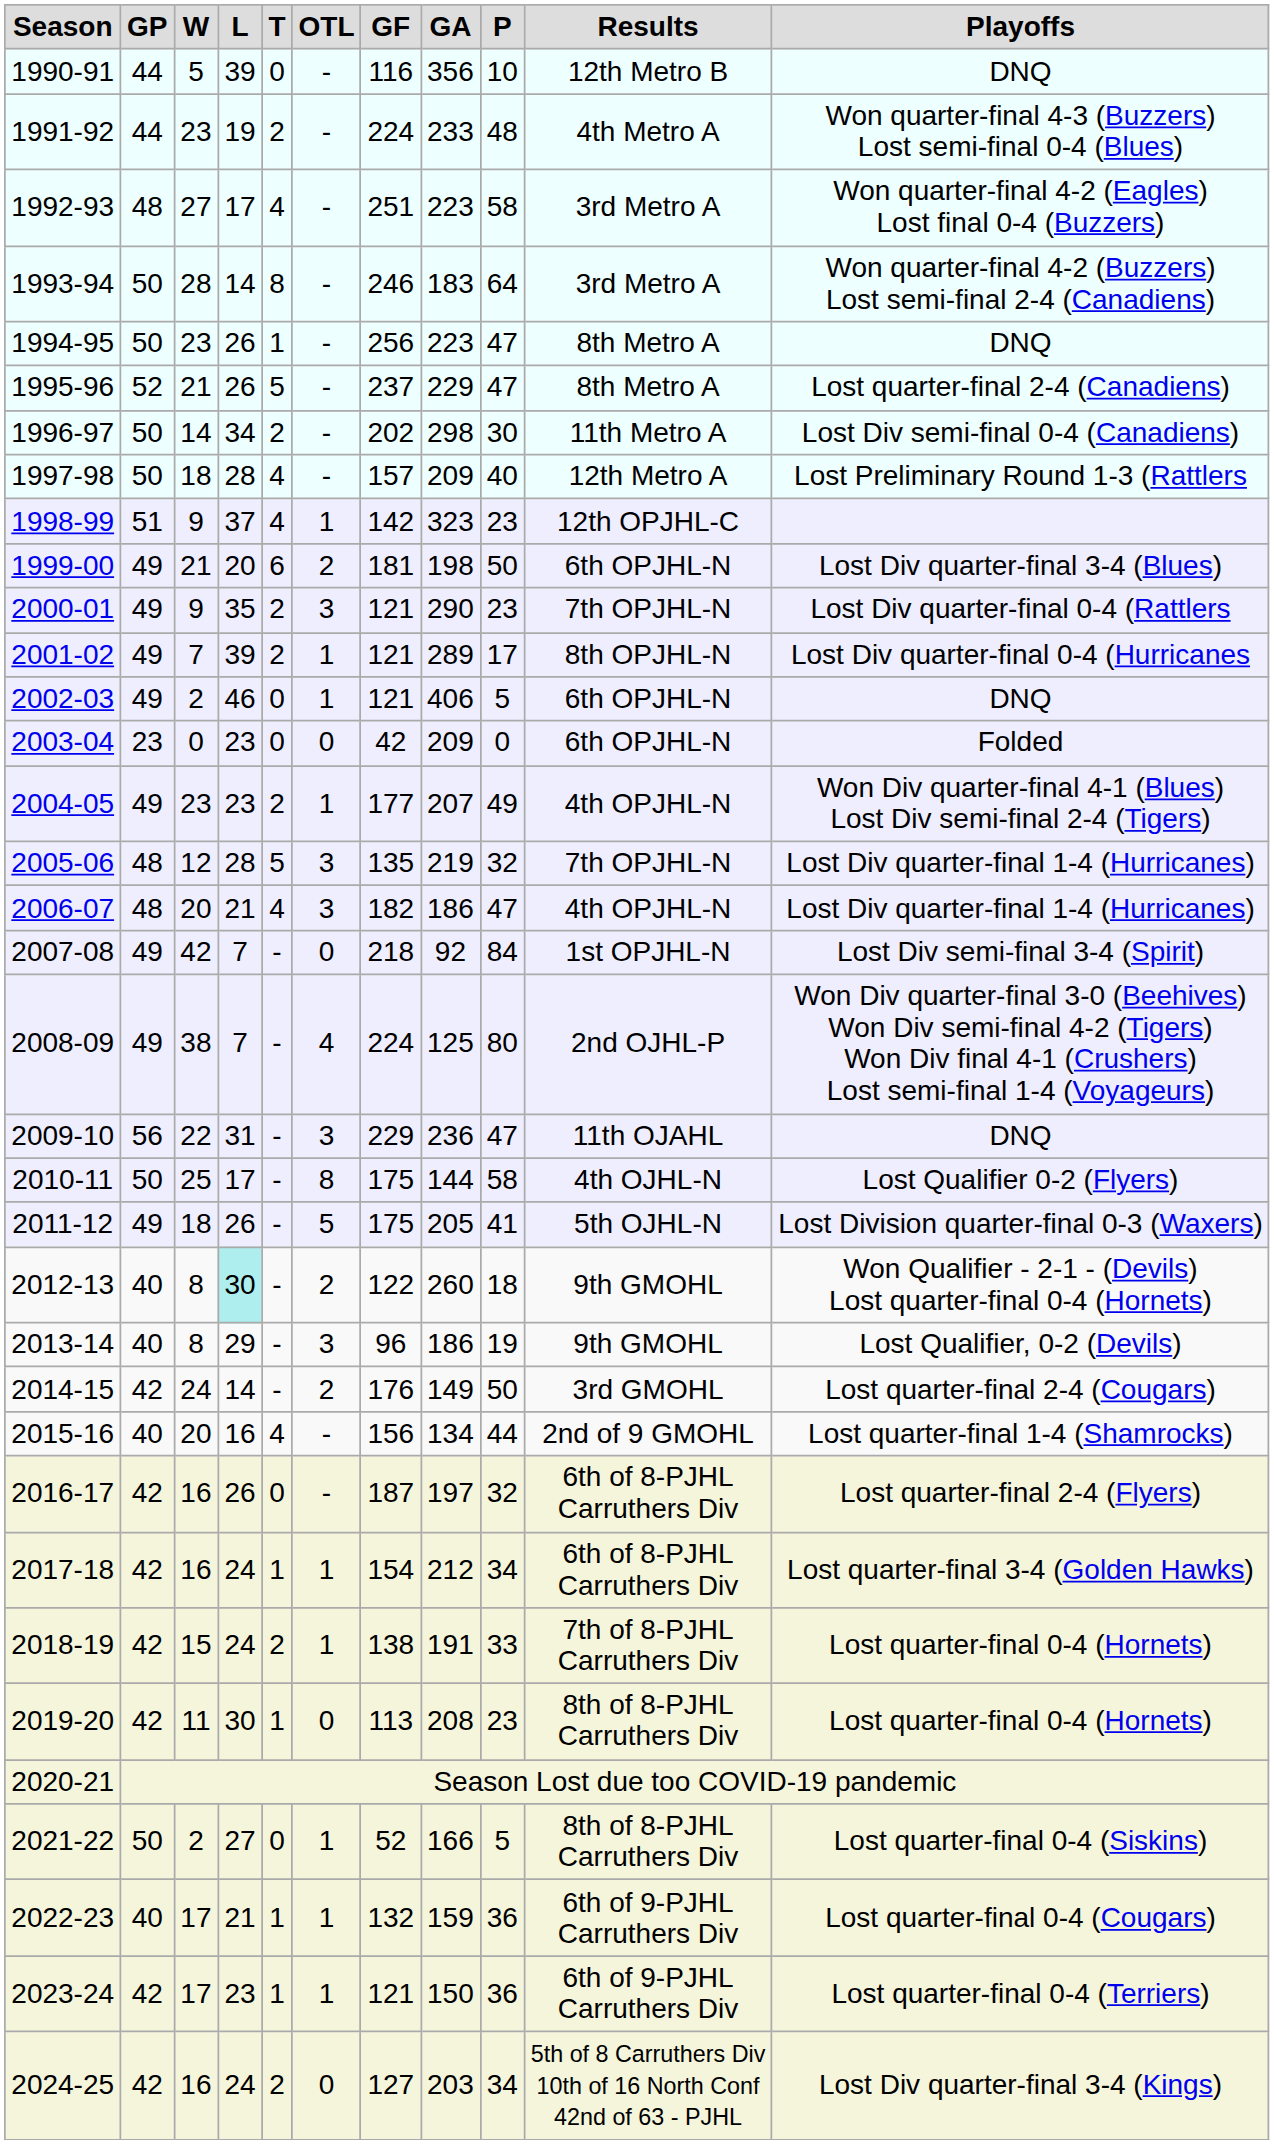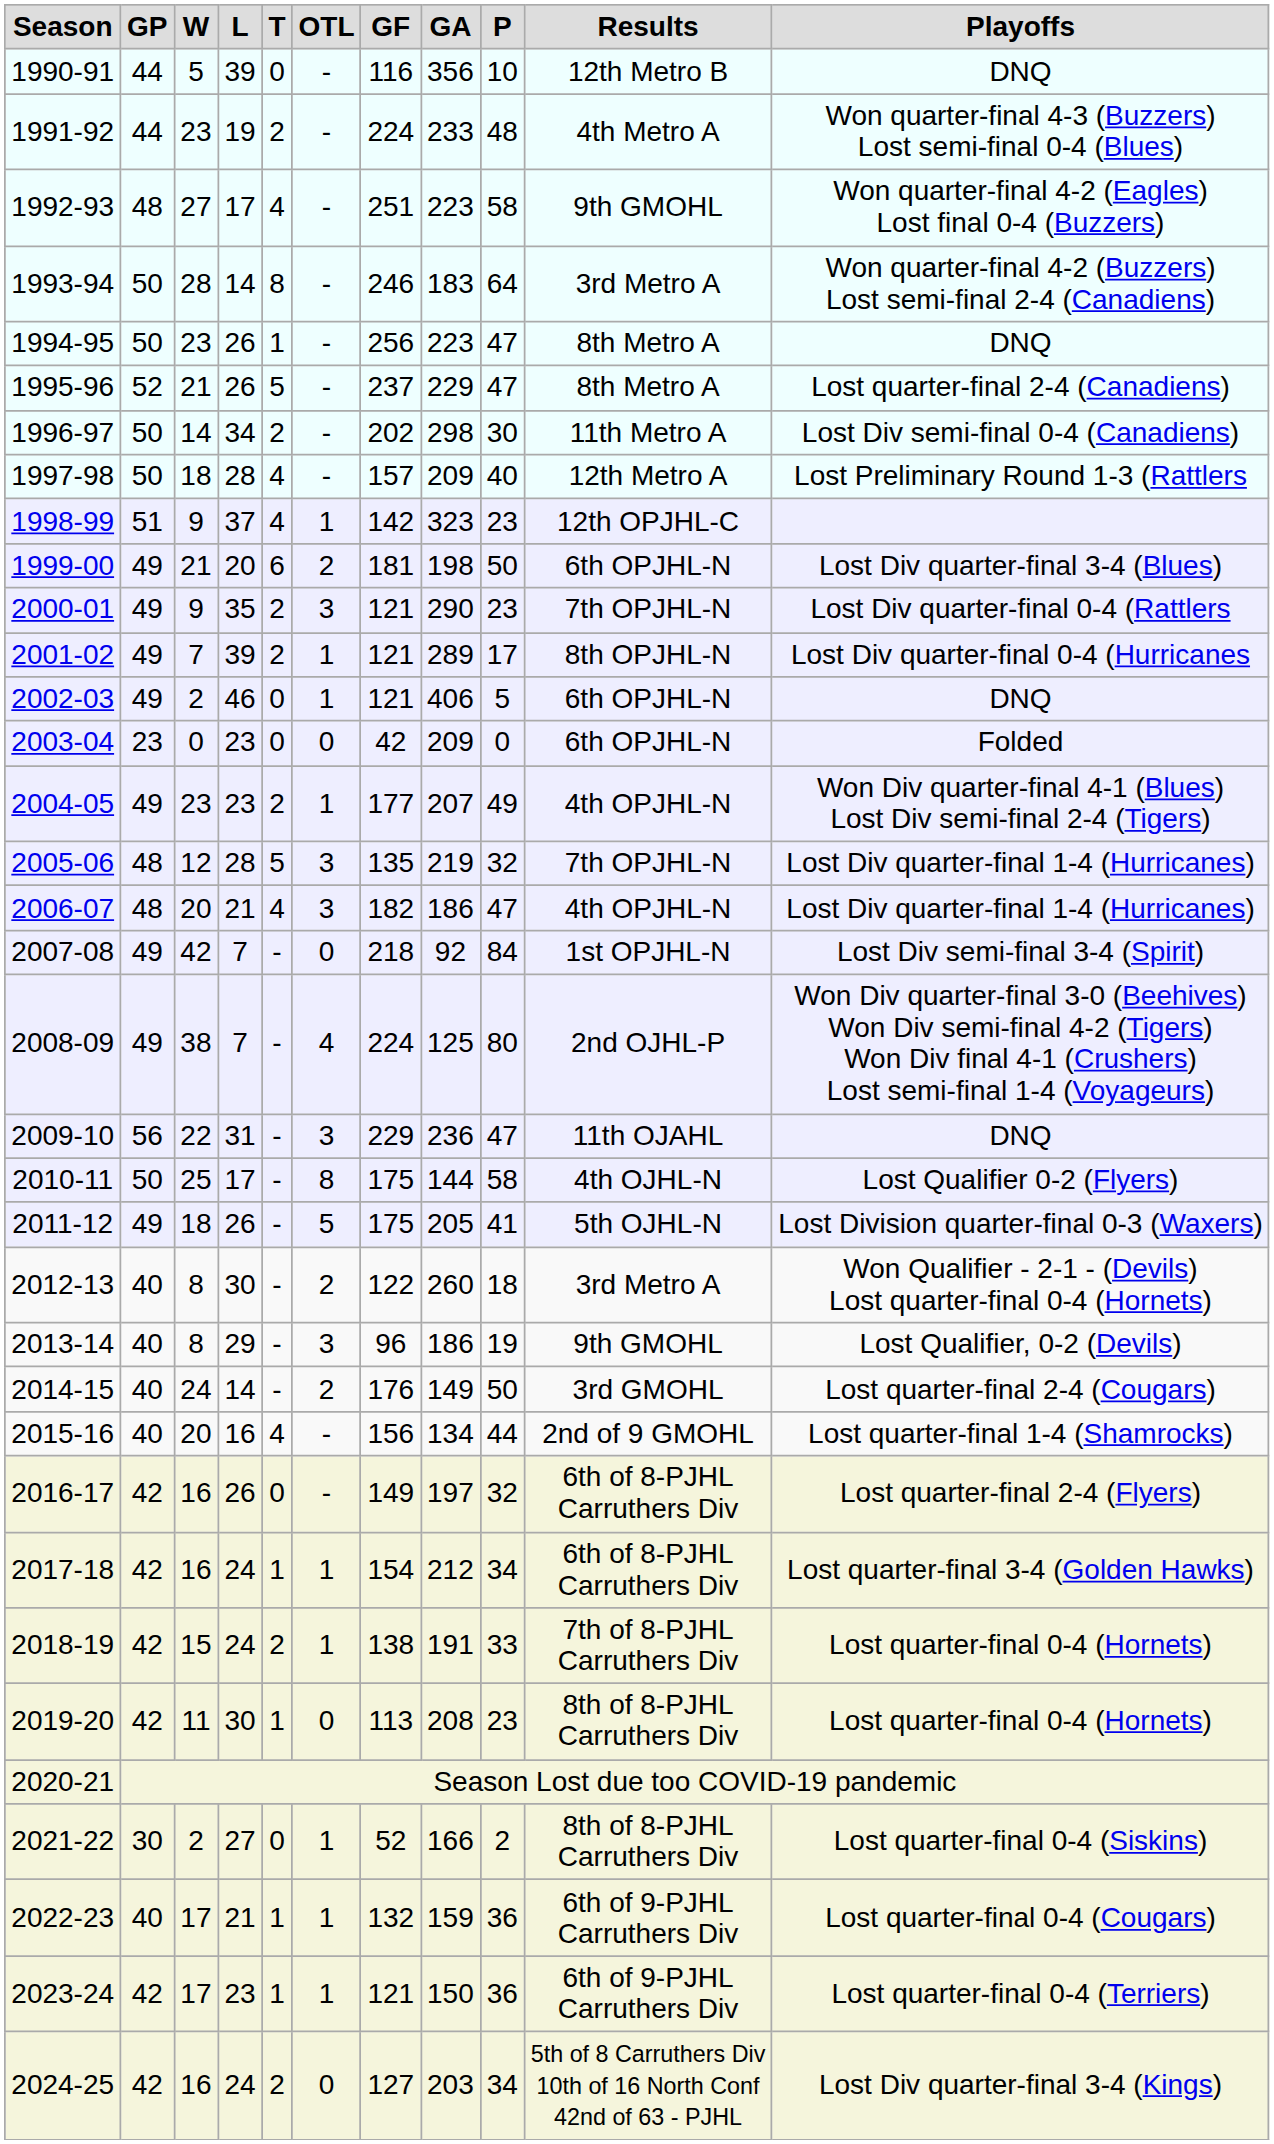(648, 207) 3rd Metro A -> (648, 207) 9th GMOHL
(240, 1284) paleturquoise background -> (240, 1284) no background
(648, 1284) 9th GMOHL -> (648, 1284) 3rd Metro A
(147, 1388) 42 -> (147, 1388) 40
(391, 1493) 187 -> (391, 1493) 149
(147, 1841) 50 -> (147, 1841) 30
(502, 1841) 5 -> (502, 1841) 2
